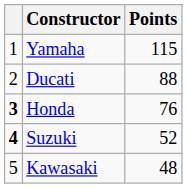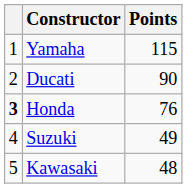(168, 79) 88 -> (168, 79) 90
(13, 138) bold -> (13, 138) normal
(168, 138) 52 -> (168, 138) 49
